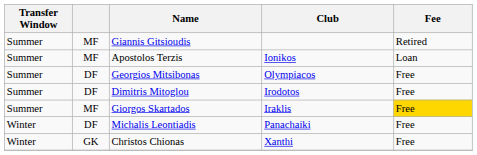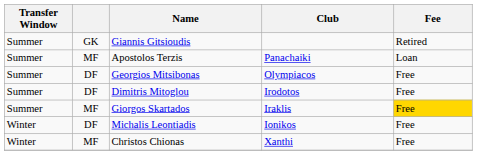(91, 41) MF -> (91, 41) GK
(280, 58) Ionikos -> (287, 58) Panachaiki
(287, 125) Panachaiki -> (280, 125) Ionikos
(91, 141) GK -> (91, 141) MF
